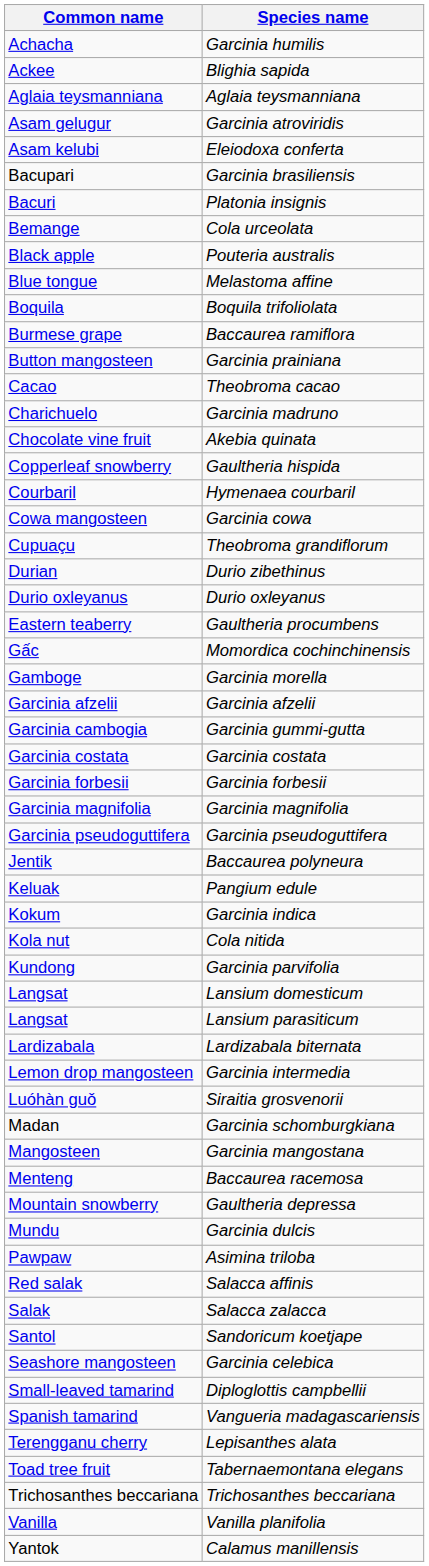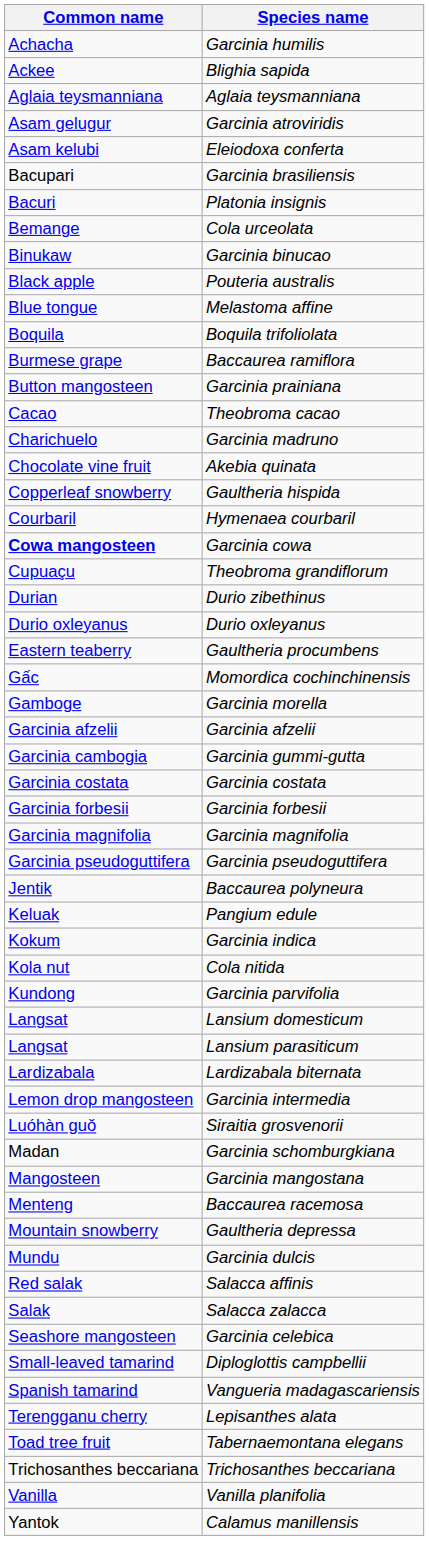+ row: (268, 255)
(78, 519) normal -> (82, 545) bold
- row: (261, 1258)
- row: (284, 1337)
